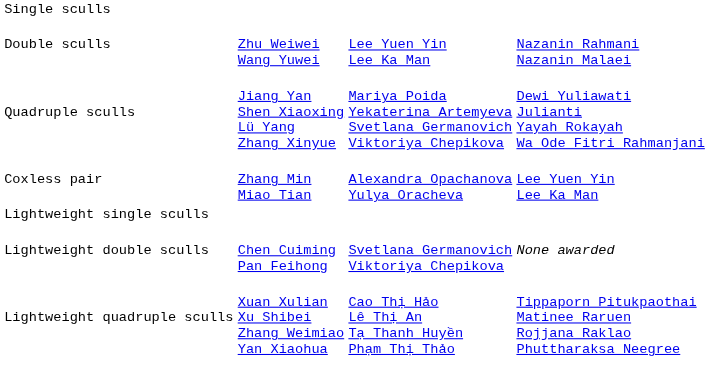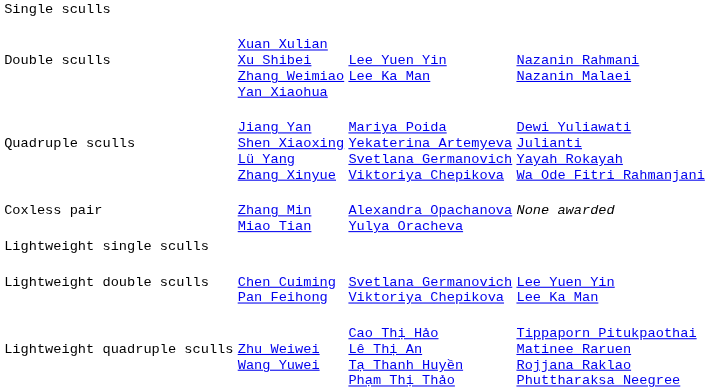(279, 53) Zhu Weiwei Wang Yuwei -> (291, 68) Xuan Xulian Xu Shibei Zhang Weimiao Yan Xiaohua
(566, 187) Lee Yuen Yin Lee Ka Man -> (566, 211) None awarded
(566, 251) None awarded -> (566, 290) Lee Yuen Yin Lee Ka Man
(291, 326) Xuan Xulian Xu Shibei Zhang Weimiao Yan Xiaohua -> (279, 357) Zhu Weiwei Wang Yuwei
